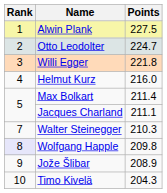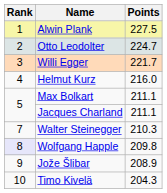(144, 63) 221.8 -> (144, 63) 221.7
(144, 96) 211.4 -> (144, 96) 211.1
